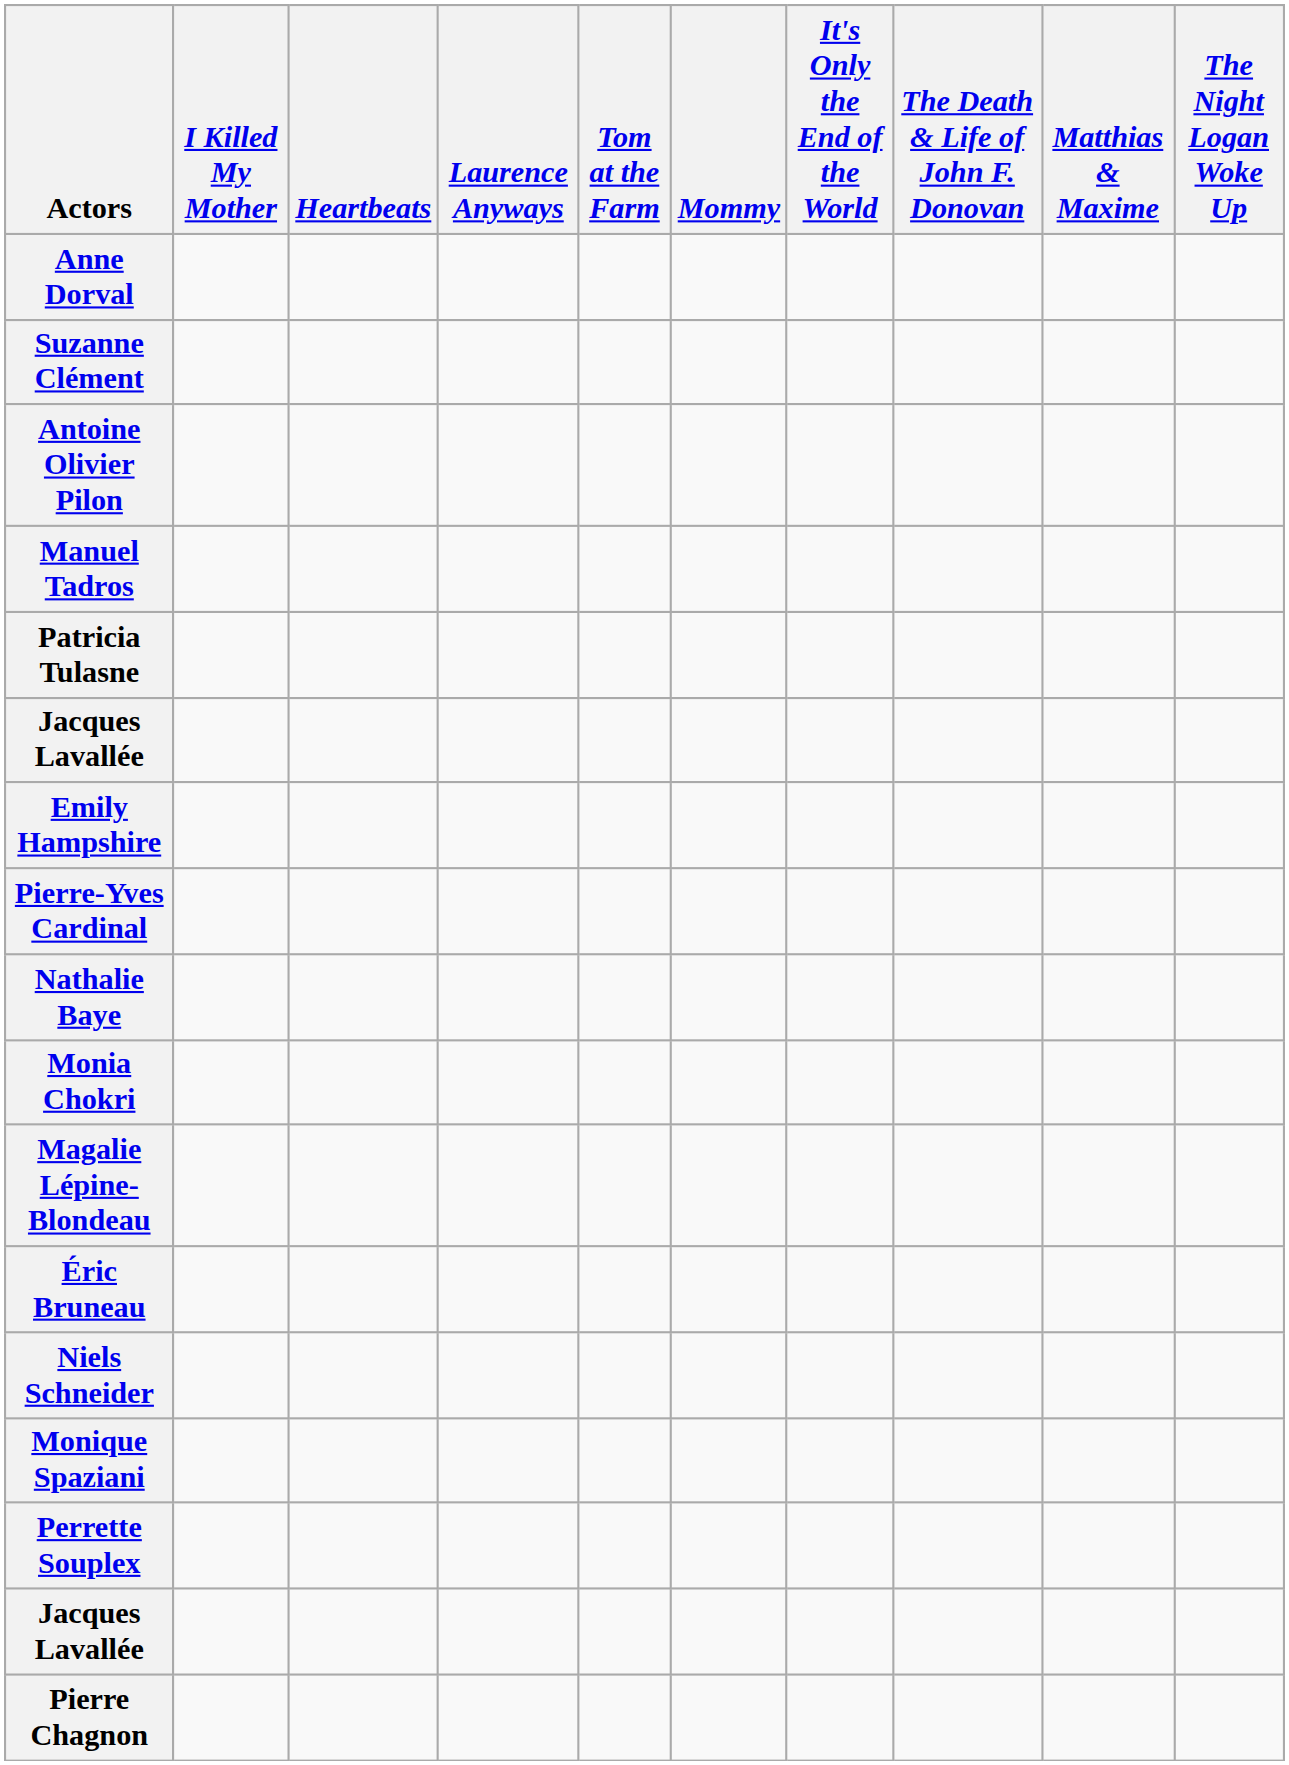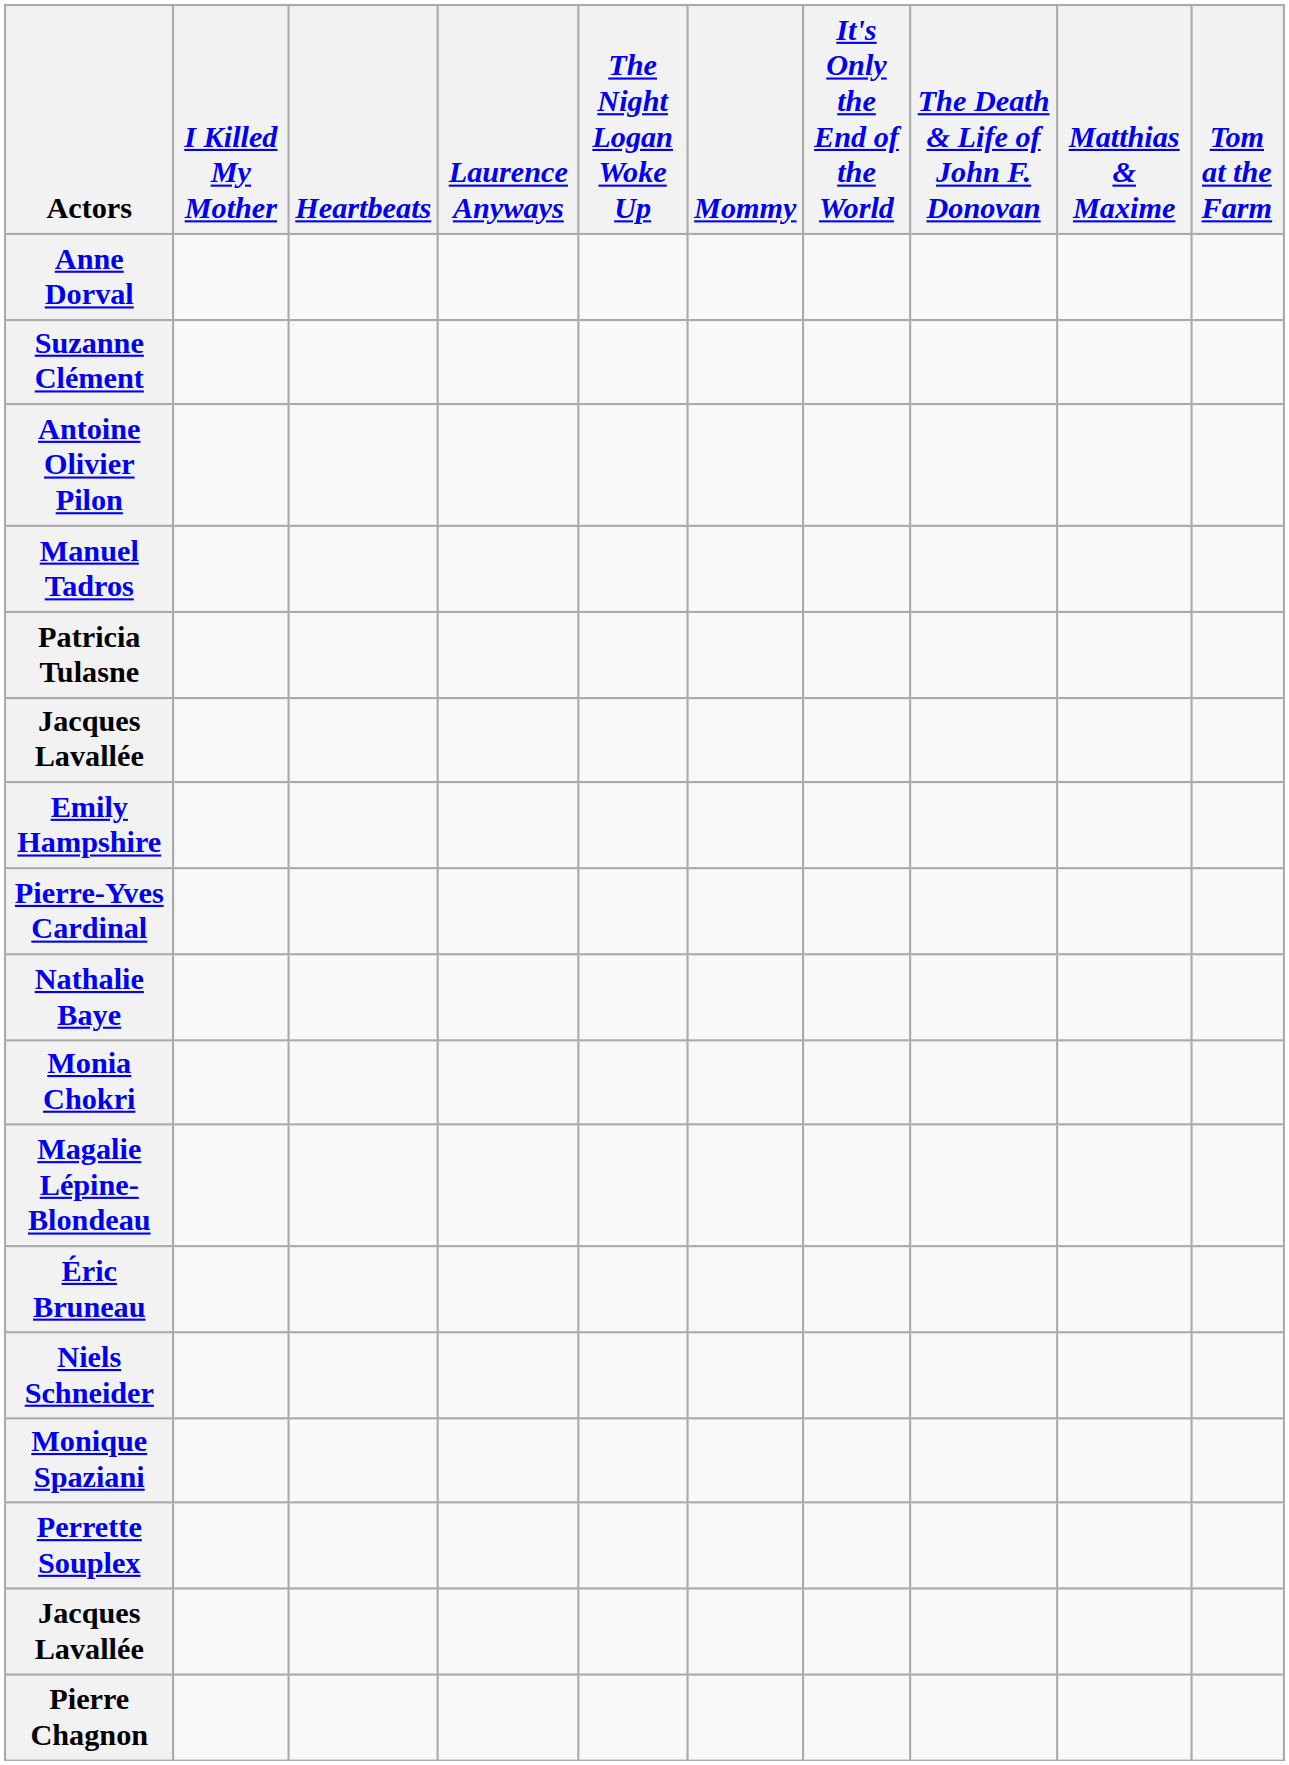columns swapped: (624, 172) <-> (1229, 136)
